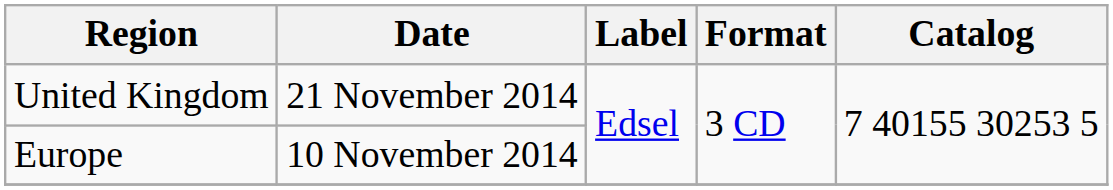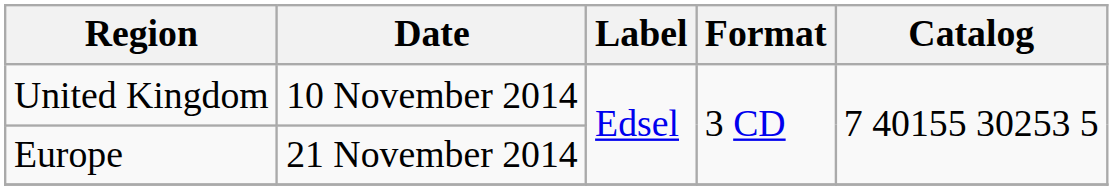(432, 94) 21 November 2014 -> (432, 94) 10 November 2014
(432, 154) 10 November 2014 -> (432, 154) 21 November 2014
